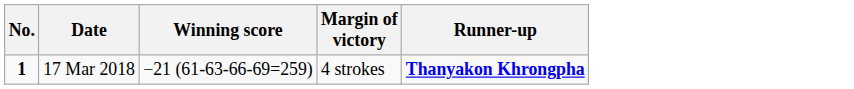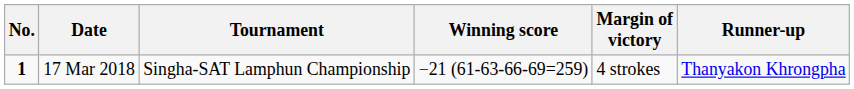+ column: (277, 29)
(495, 69) bold -> (763, 69) normal
